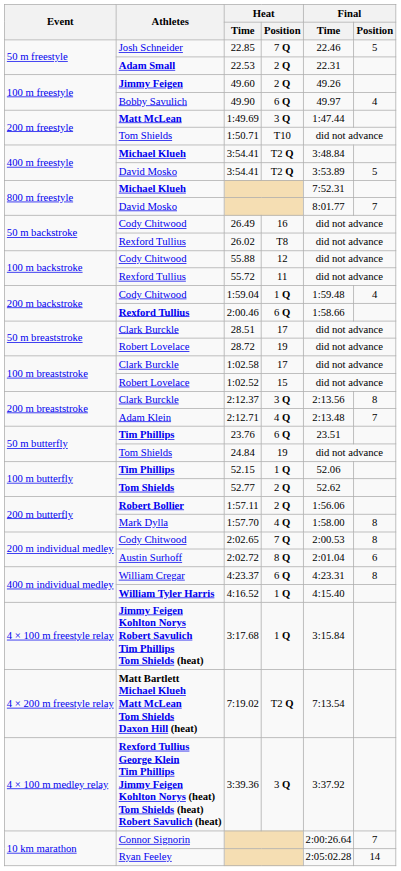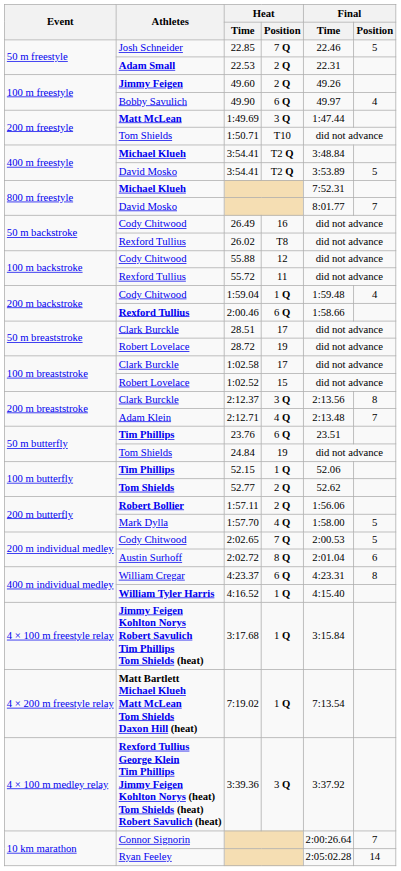(375, 523) 8 -> (375, 523) 5
(375, 540) 8 -> (375, 540) 5
(282, 704) T2 Q -> (282, 704) 1 Q
